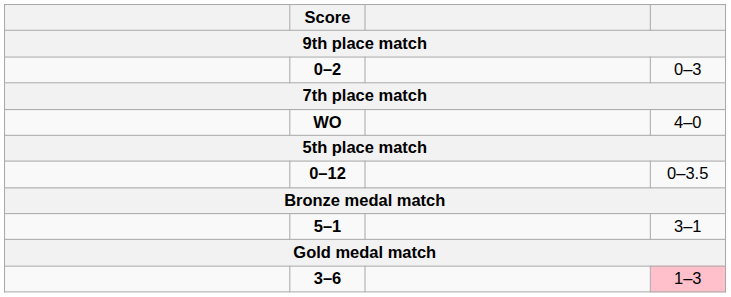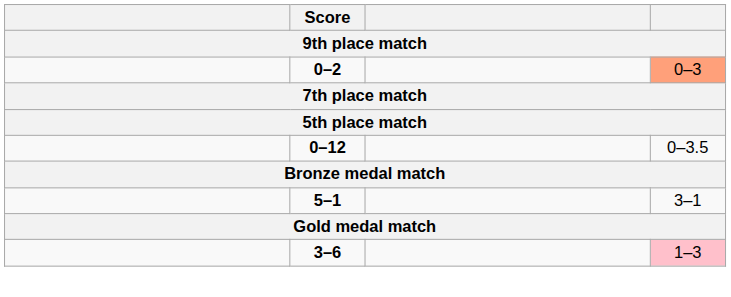(688, 69) no background -> (688, 69) lightsalmon background
- row: (327, 122)
